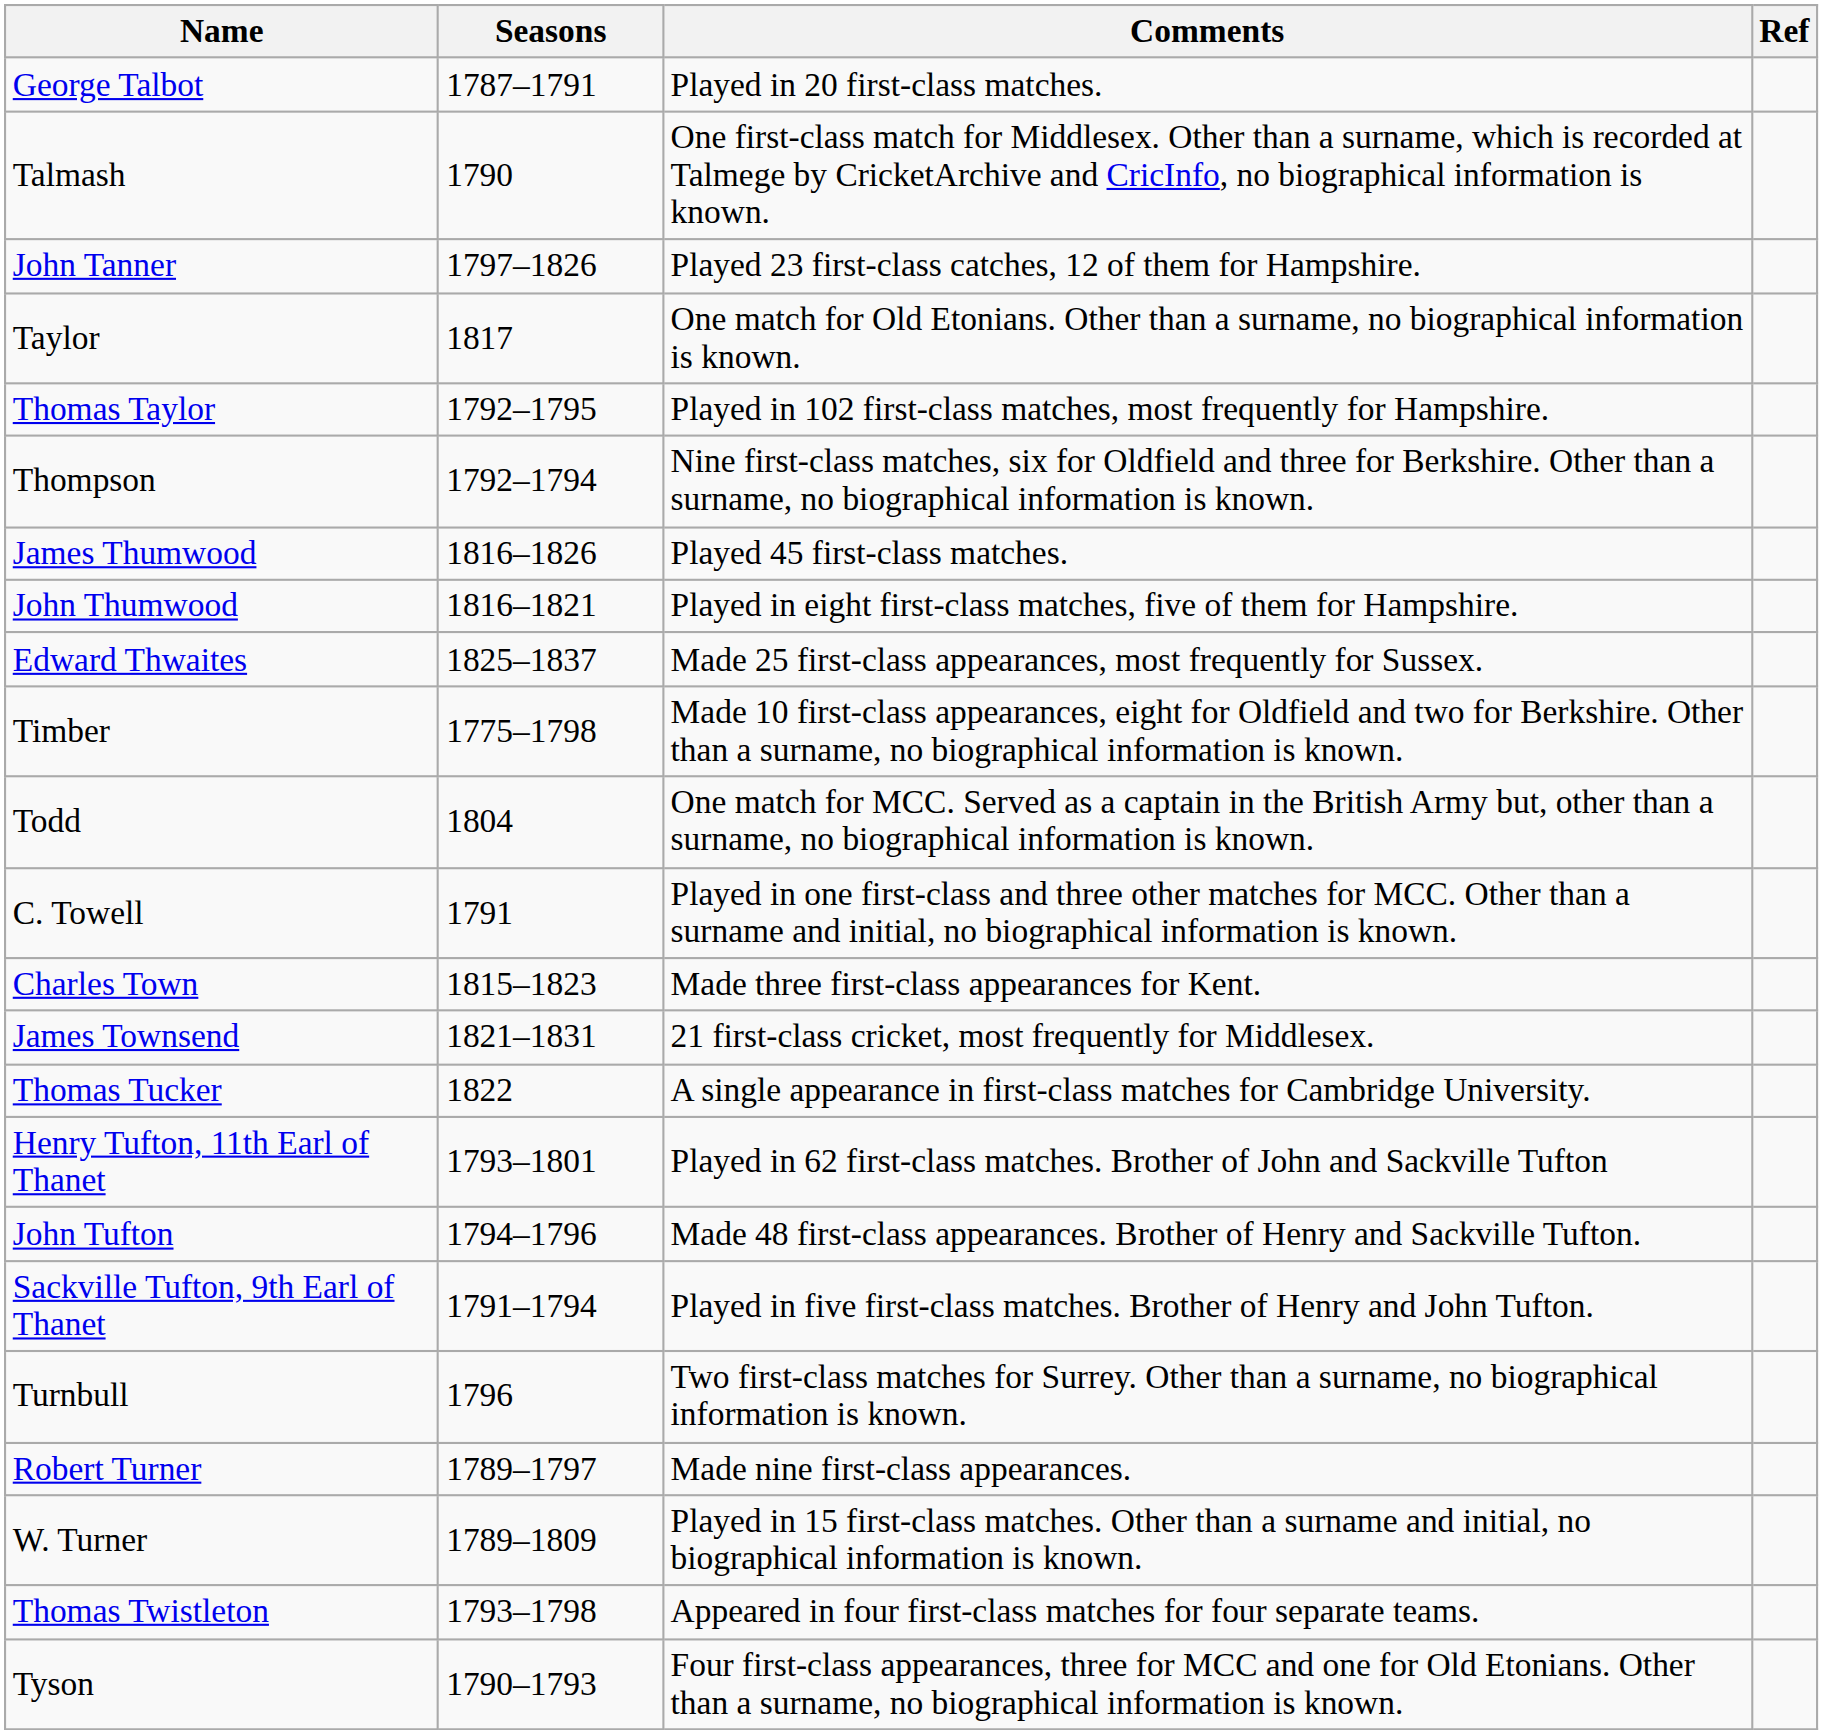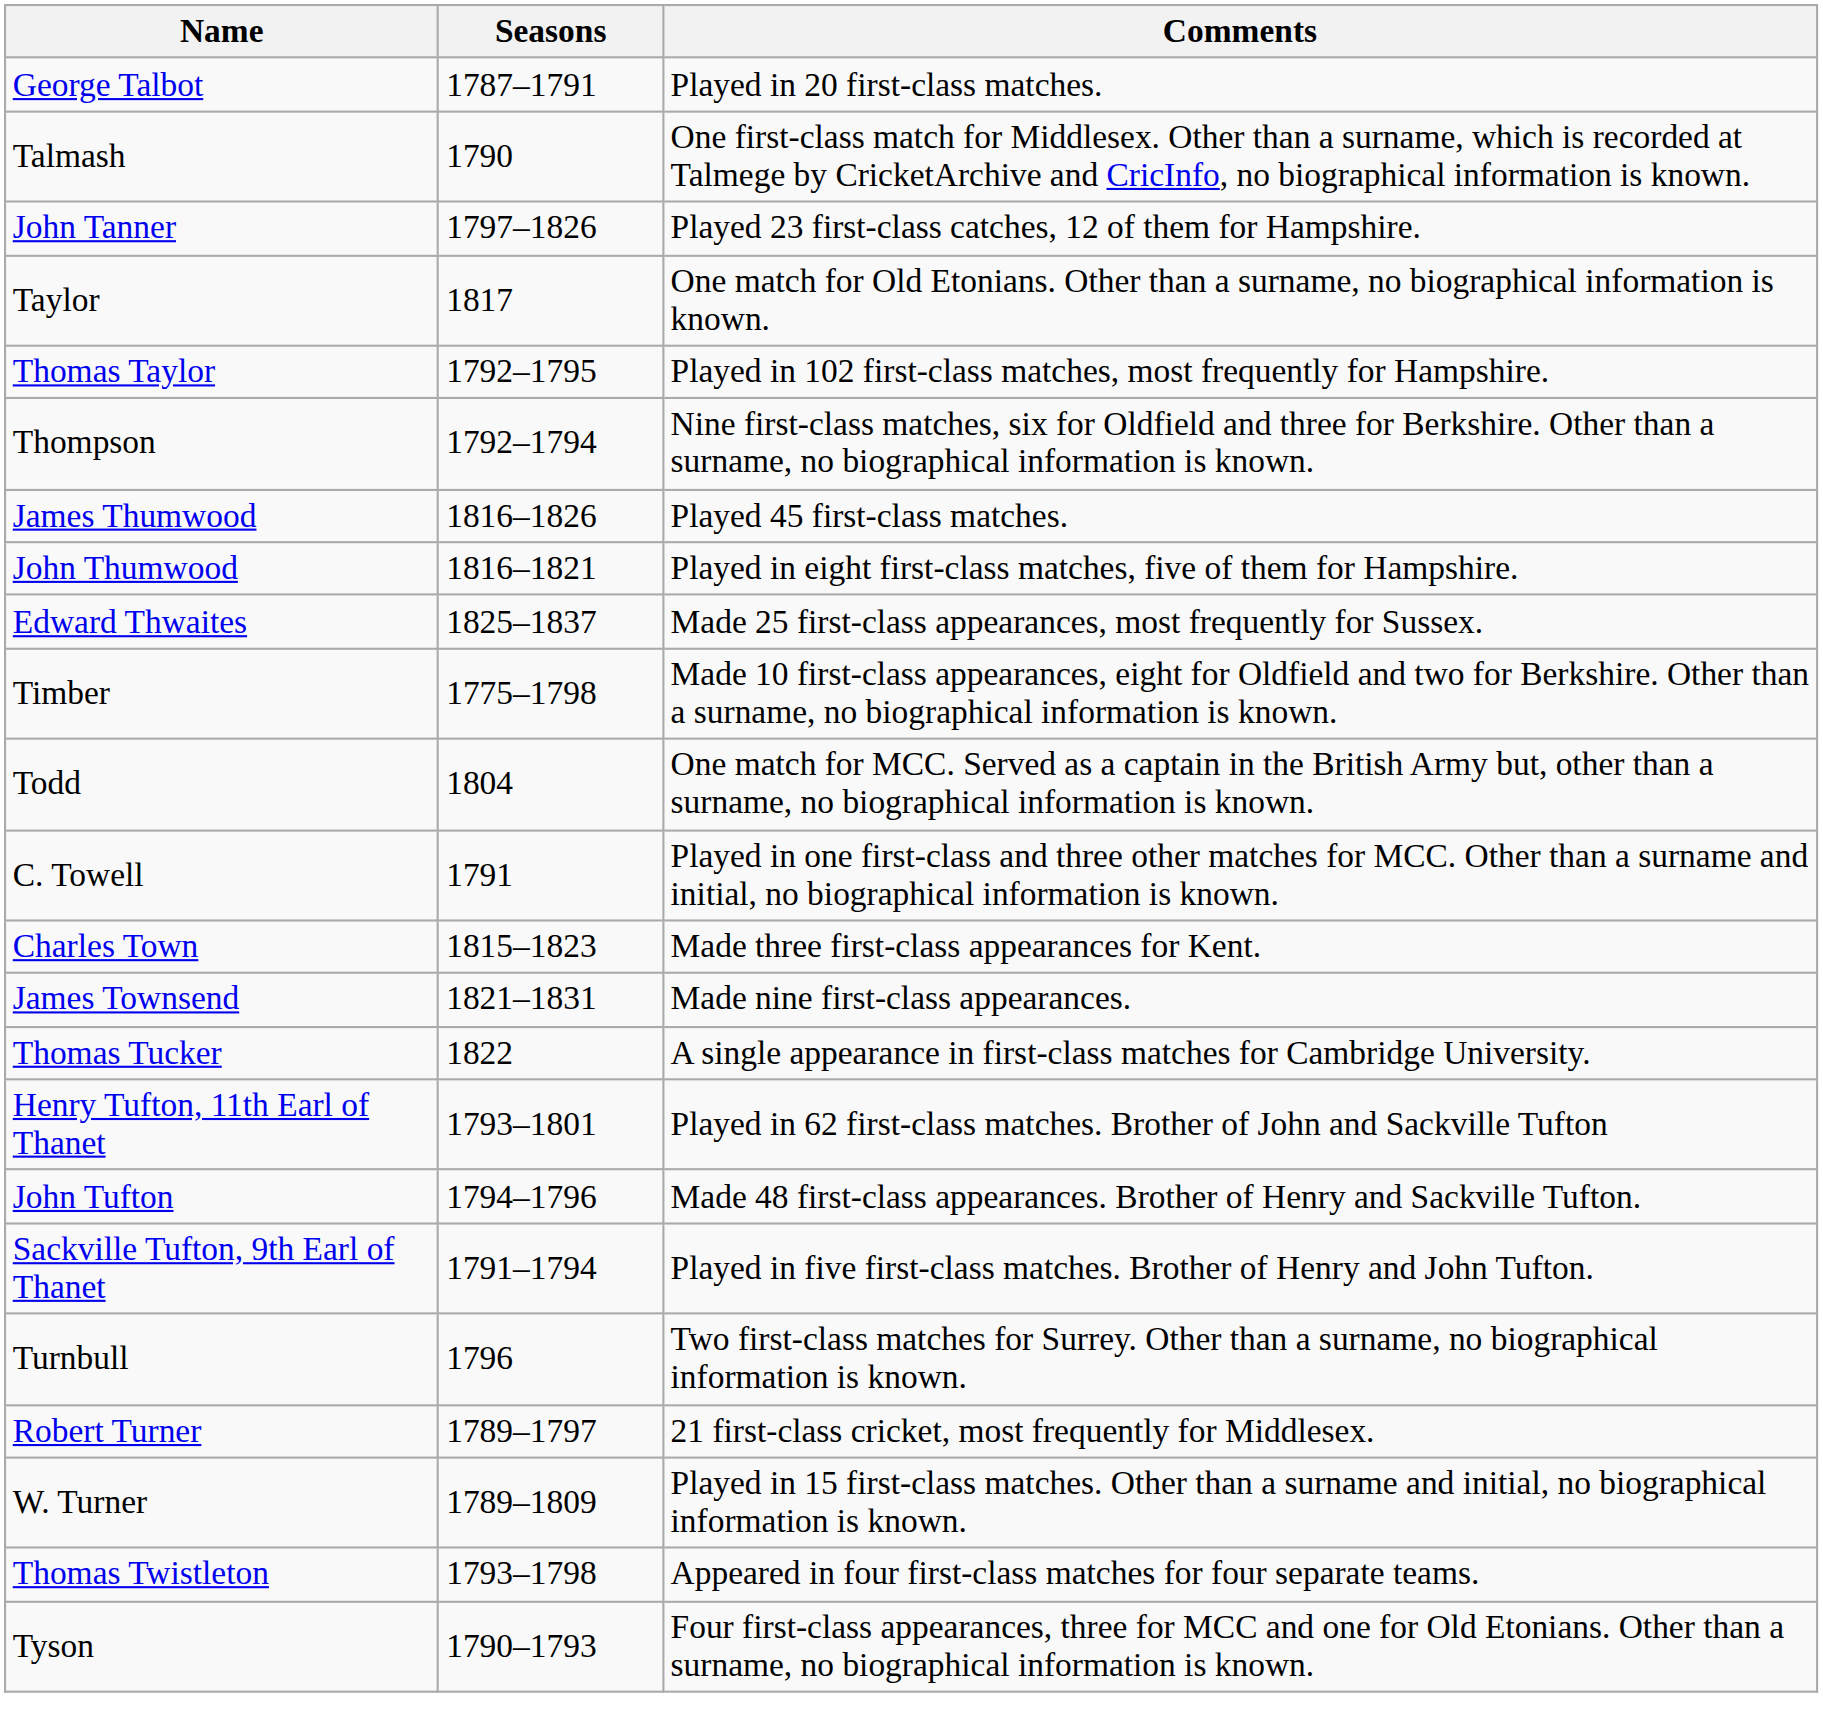- column: (1784, 31)
(1023, 1036) 21 first-class cricket, most frequently for Middlesex. -> (901, 999) Made nine first-class appearances.
(901, 1467) Made nine first-class appearances. -> (1023, 1430) 21 first-class cricket, most frequently for Middlesex.
